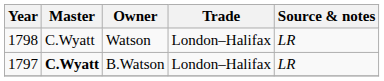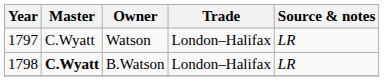(23, 40) 1798 -> (23, 40) 1797
(23, 64) 1797 -> (23, 64) 1798
